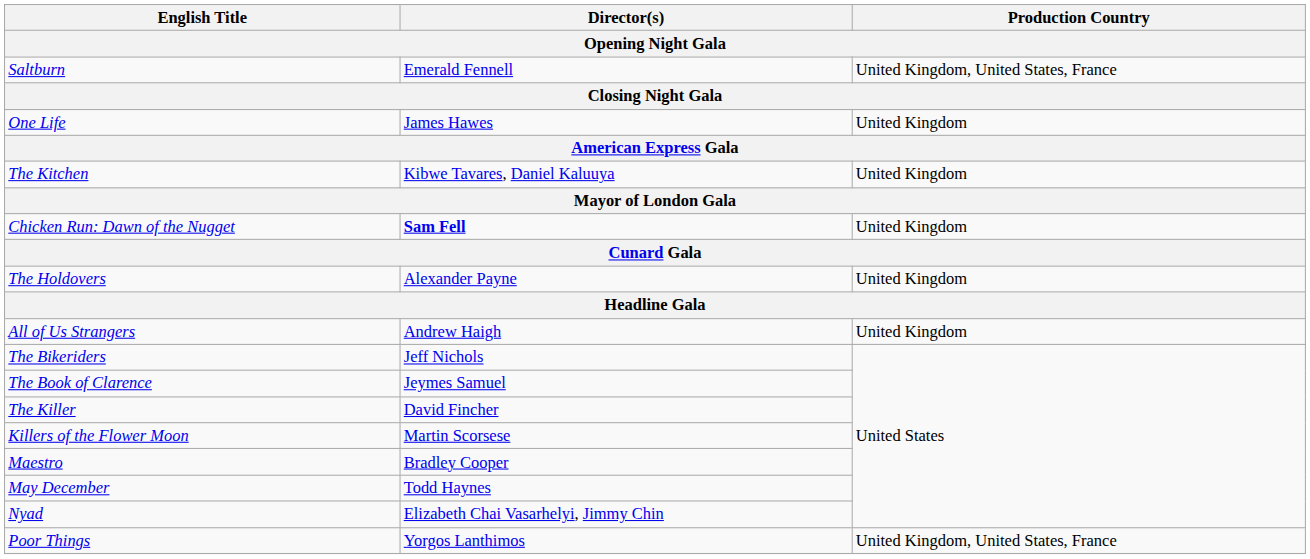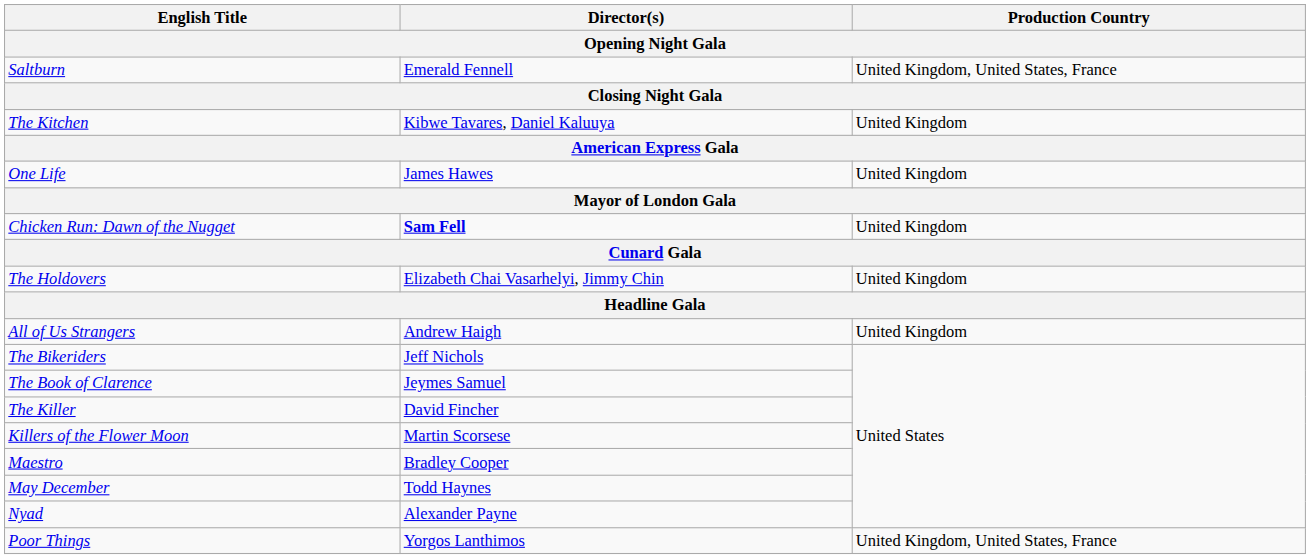rows swapped: (48, 174) <-> (37, 122)
(460, 278) Alexander Payne -> (534, 278) Elizabeth Chai Vasarhelyi, Jimmy Chin
(534, 514) Elizabeth Chai Vasarhelyi, Jimmy Chin -> (460, 514) Alexander Payne
